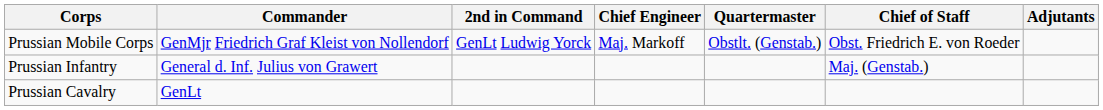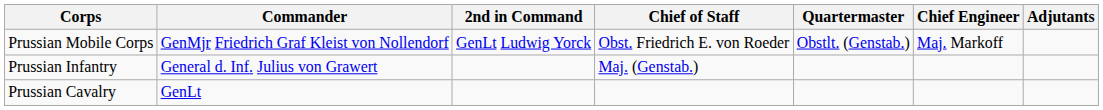columns swapped: (924, 17) <-> (650, 17)
